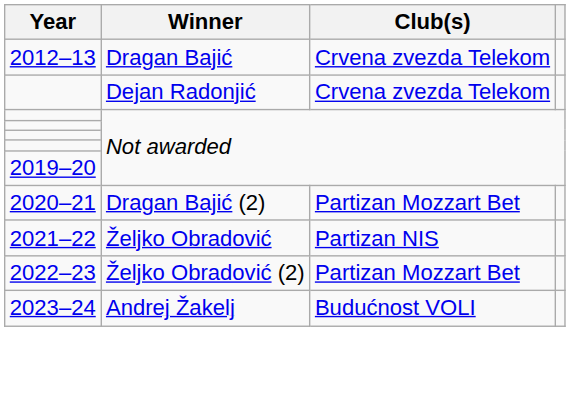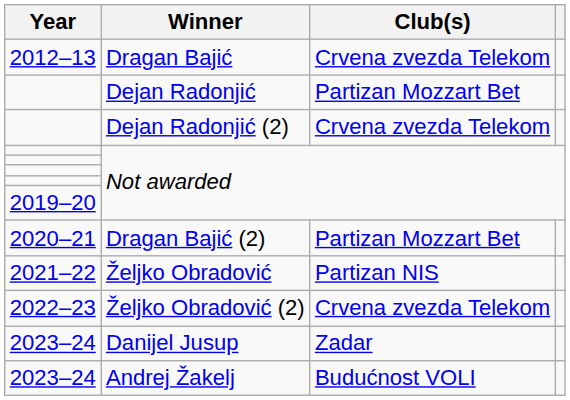(433, 92) Crvena zvezda Telekom -> (417, 92) Partizan Mozzart Bet
+ row: (53, 127)
(417, 272) Partizan Mozzart Bet -> (433, 307) Crvena zvezda Telekom
+ row: (53, 342)
